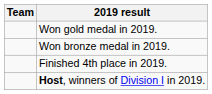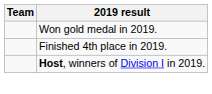- row: (104, 47)
